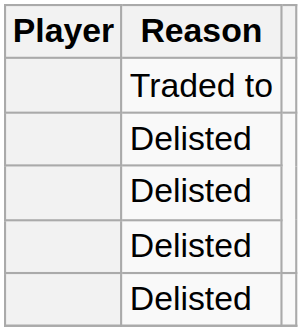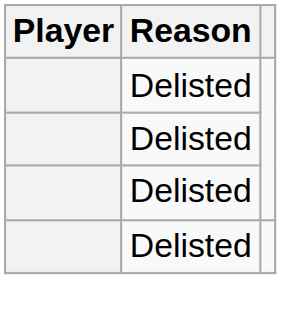- row: (64, 85)
